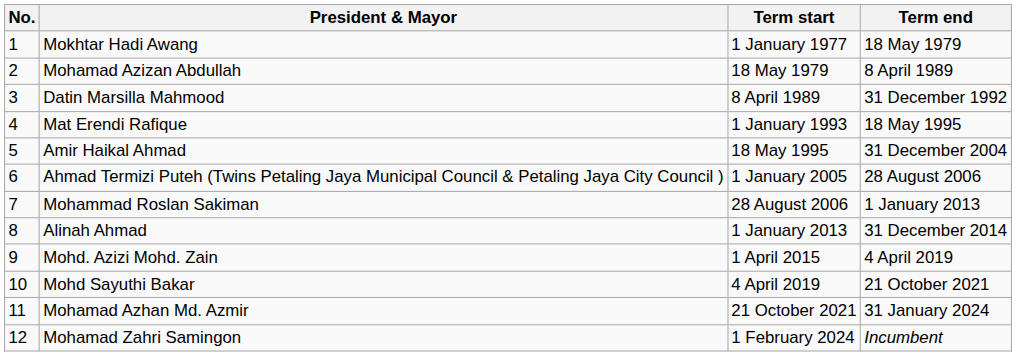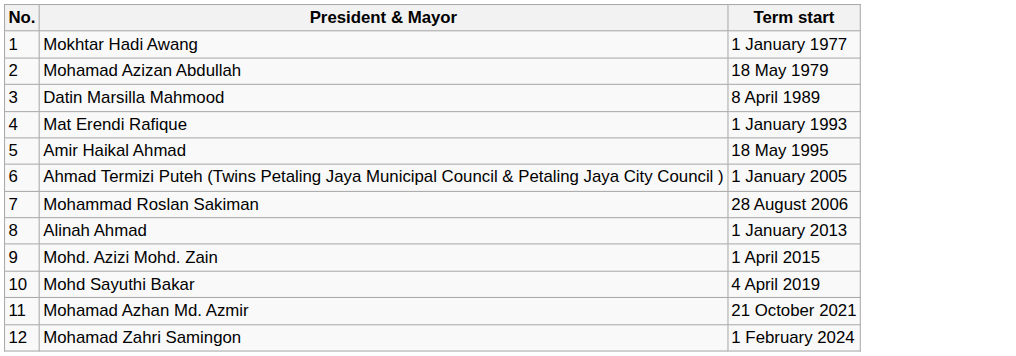- column: (936, 17)
